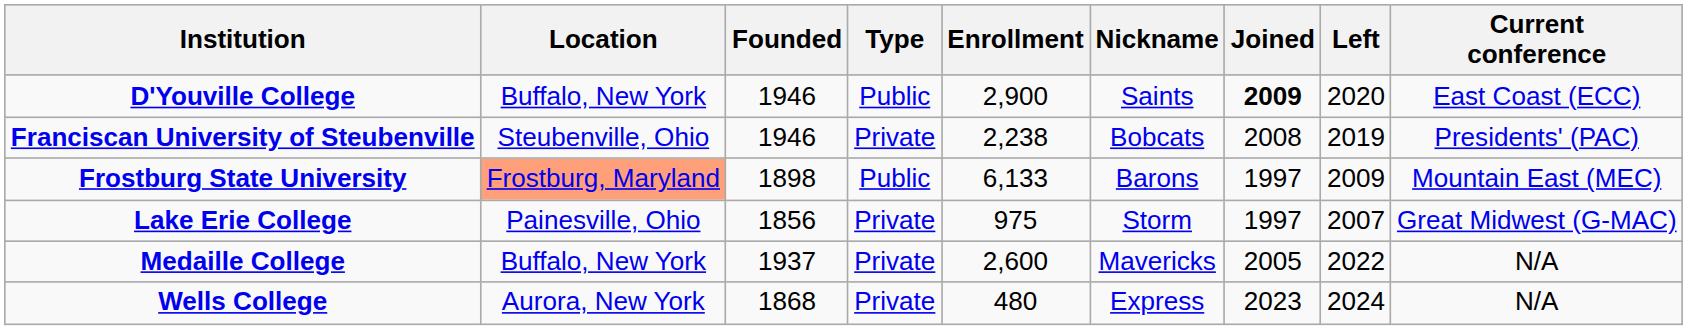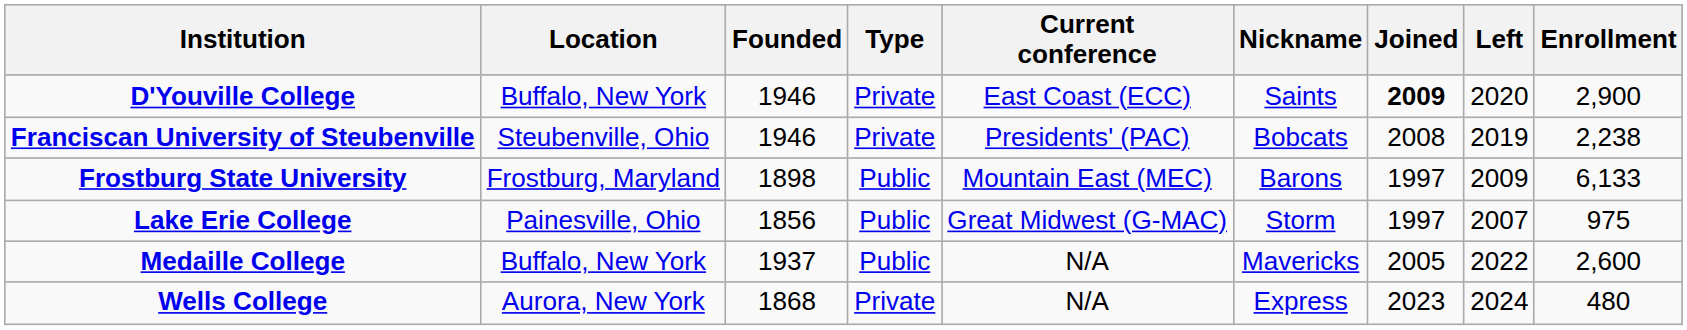columns swapped: (1015, 39) <-> (1537, 39)
(895, 95) Public -> (895, 95) Private
(603, 178) lightsalmon background -> (603, 178) no background
(895, 219) Private -> (895, 219) Public
(895, 261) Private -> (895, 261) Public
